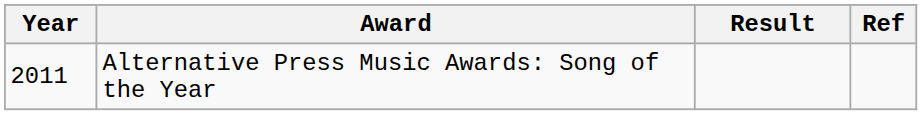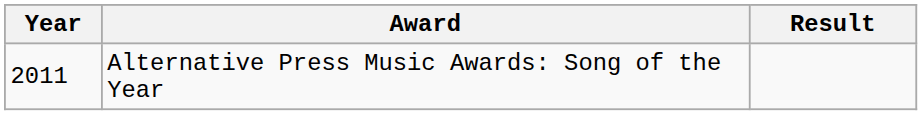- column: (884, 24)
